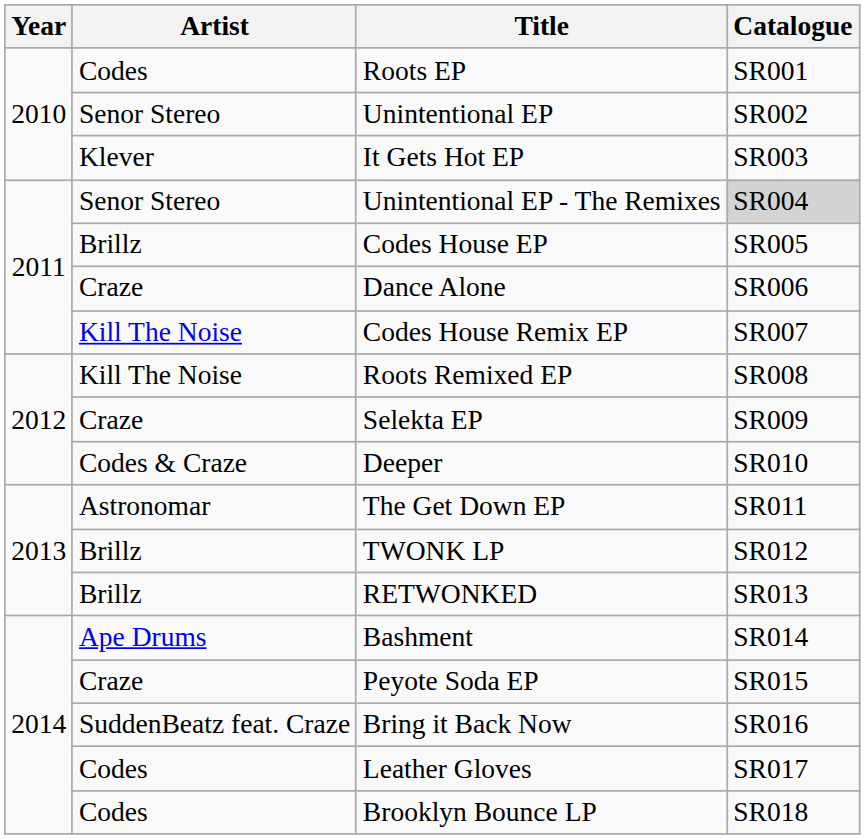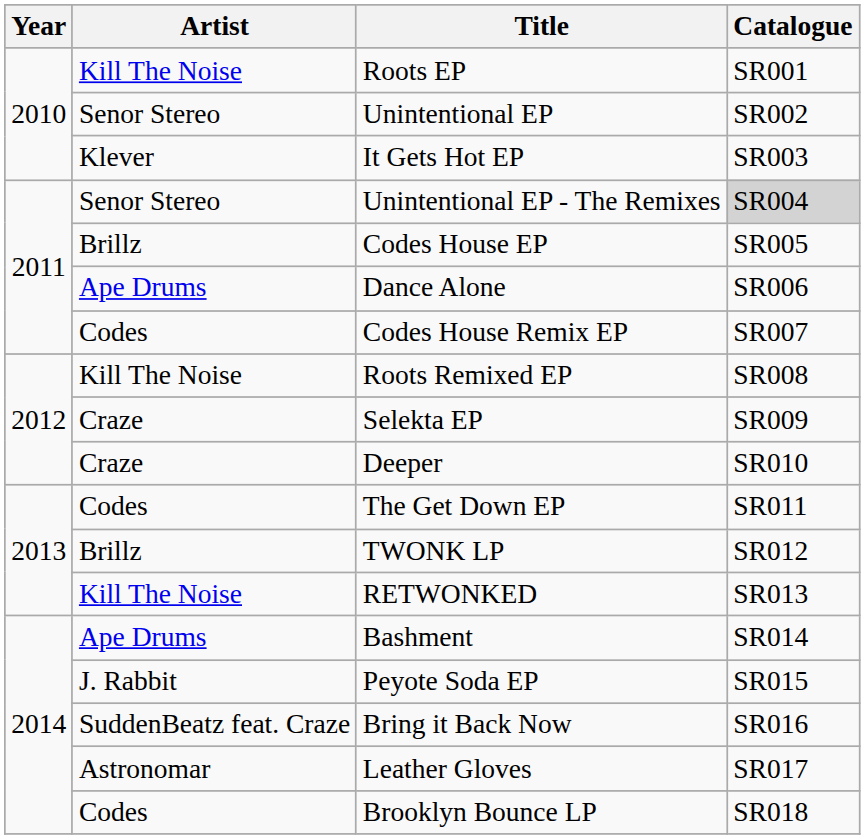(113, 69) Codes -> (160, 69) Kill The Noise
(111, 288) Craze -> (143, 288) Ape Drums
(160, 331) Kill The Noise -> (113, 331) Codes
(163, 462) Codes & Craze -> (111, 462) Craze
(145, 506) Astronomar -> (113, 506) Codes
(110, 593) Brillz -> (160, 593) Kill The Noise
(111, 680) Craze -> (128, 680) J. Rabbit
(113, 768) Codes -> (145, 768) Astronomar
